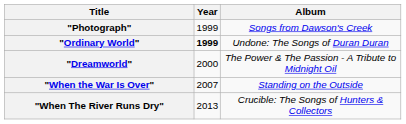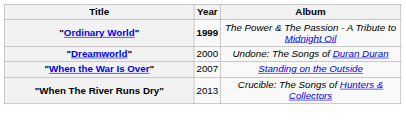- row: (99, 27)
(311, 43) Undone: The Songs of Duran Duran -> (311, 33) The Power & The Passion - A Tribute to Midnight Oil
(311, 64) The Power & The Passion - A Tribute to Midnight Oil -> (311, 54) Undone: The Songs of Duran Duran
